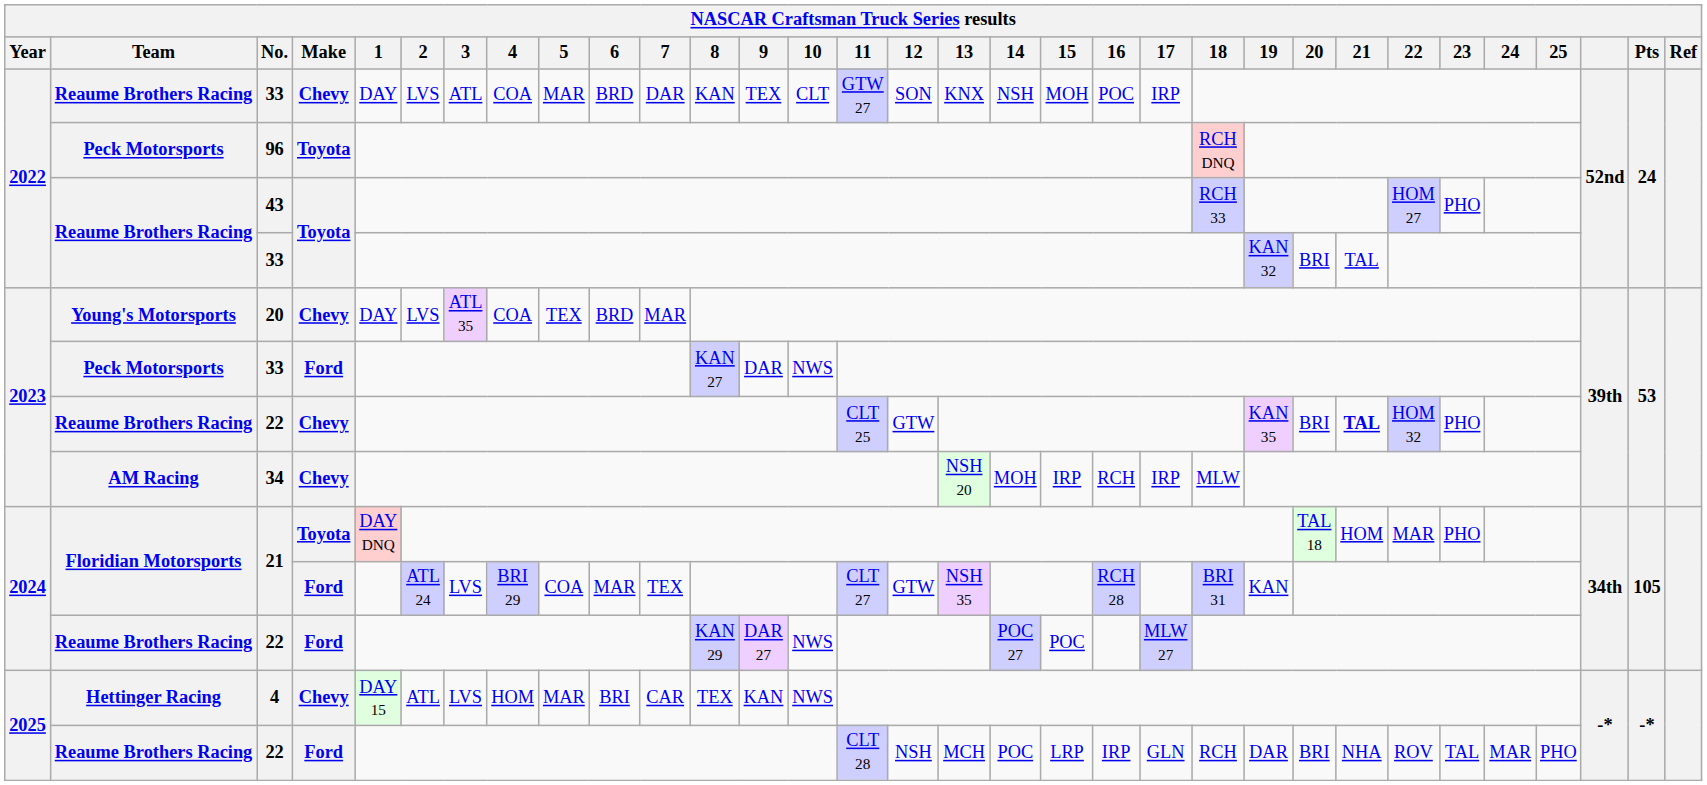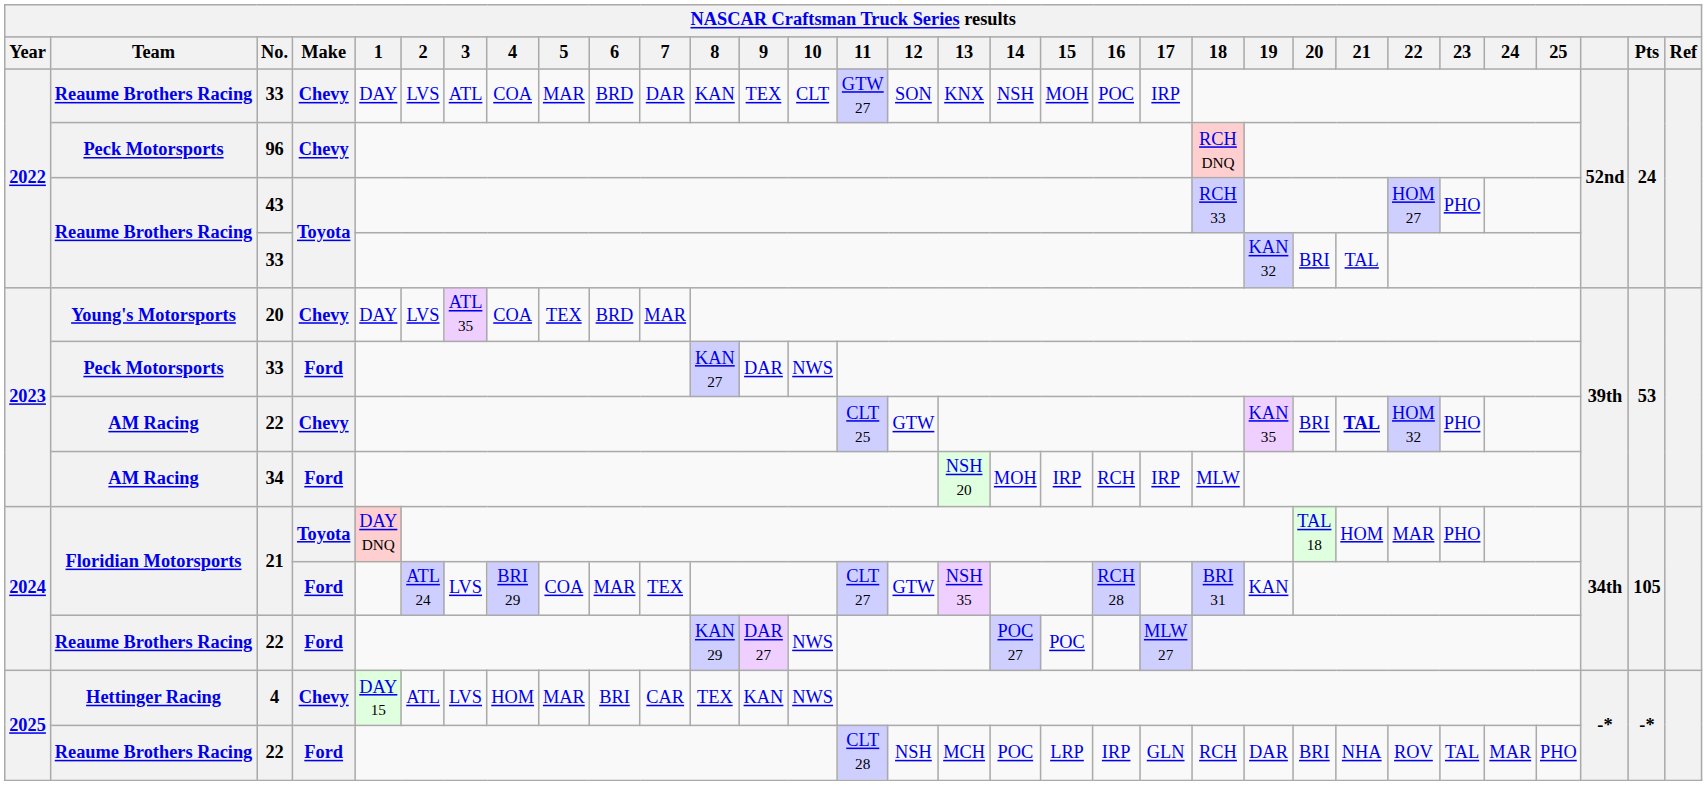(324, 150) Toyota -> (324, 150) Chevy
(154, 423) Reaume Brothers Racing -> (154, 423) AM Racing
(324, 478) Chevy -> (324, 478) Ford
